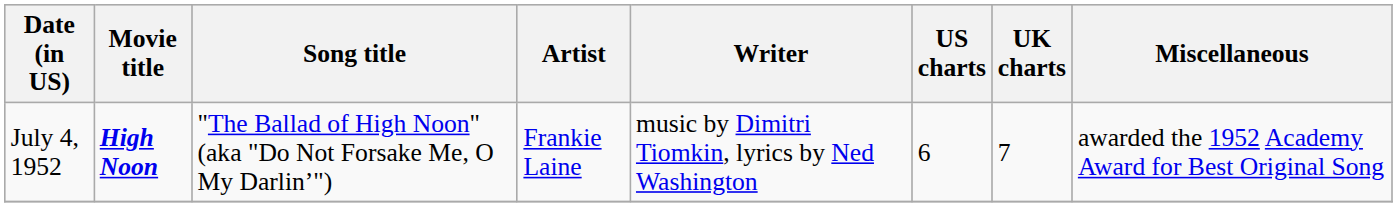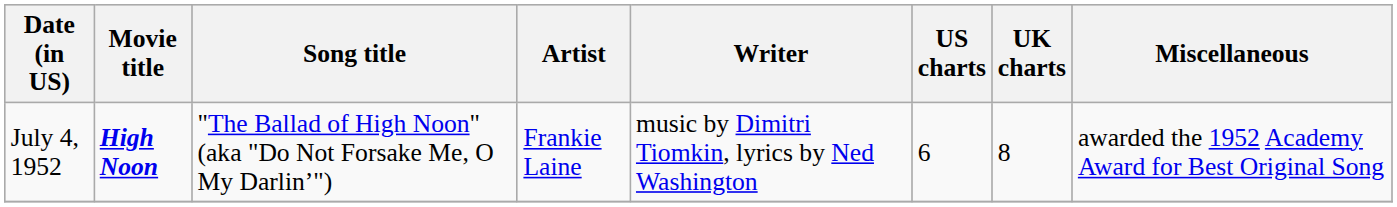(1004, 151) 7 -> (1004, 151) 8
